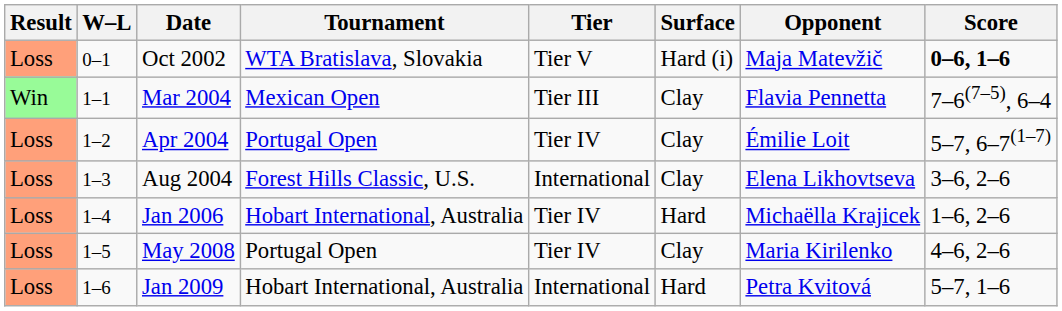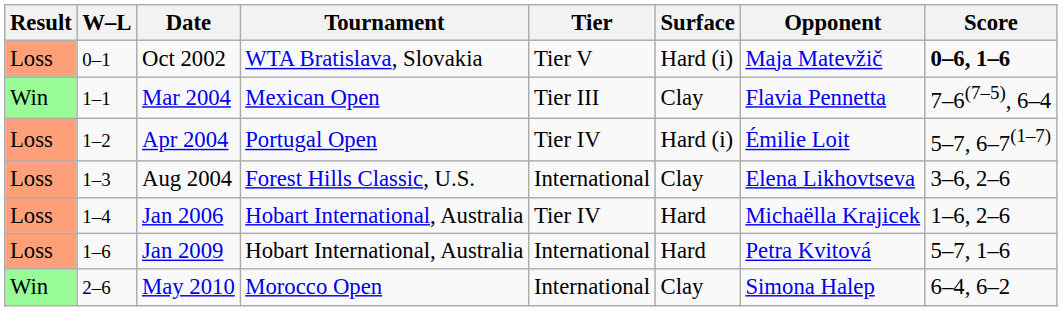(682, 139) Clay -> (697, 139) Hard (i)
- row: (188, 251)
+ row: (188, 287)
